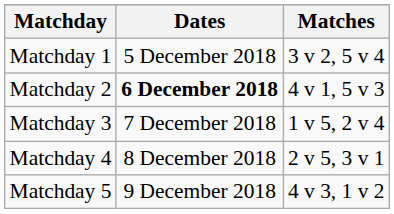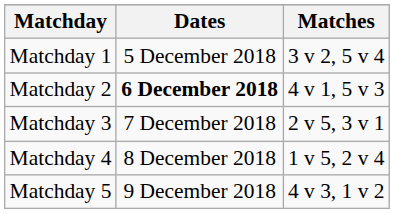(336, 123) 1 v 5, 2 v 4 -> (336, 123) 2 v 5, 3 v 1
(336, 157) 2 v 5, 3 v 1 -> (336, 157) 1 v 5, 2 v 4
